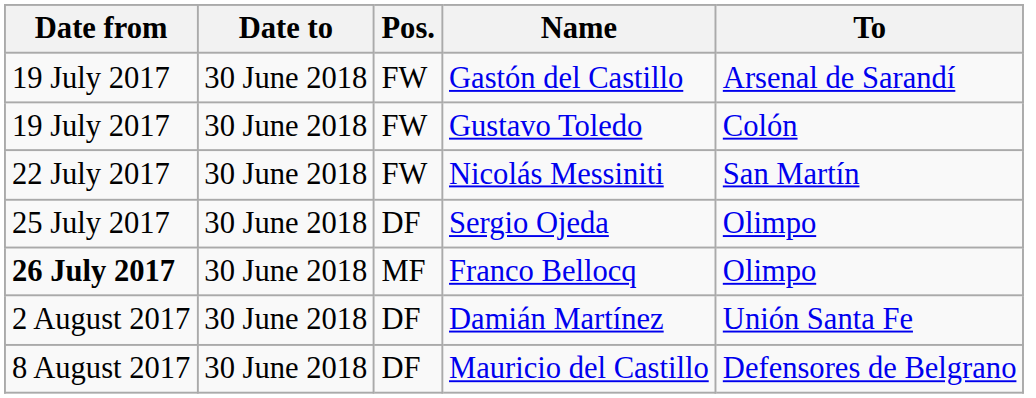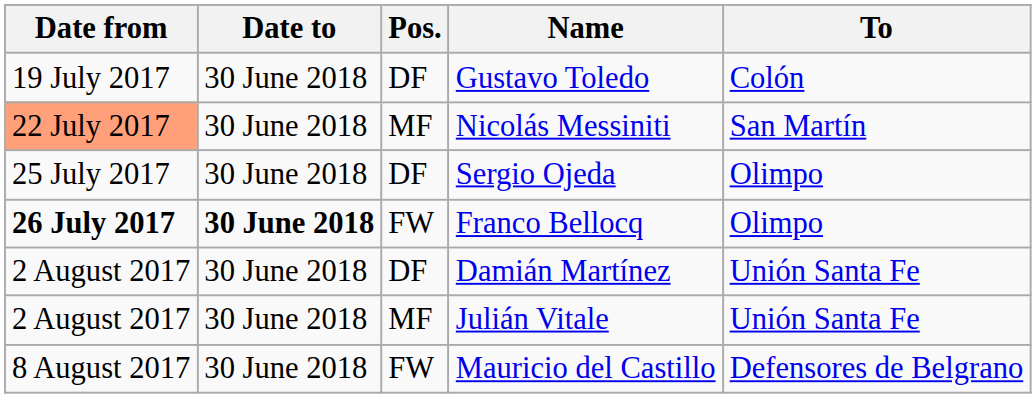- row: (566, 77)
(404, 125) FW -> (408, 77) DF
(91, 174) no background -> (91, 125) lightsalmon background
(404, 174) FW -> (410, 125) MF
(286, 271) normal -> (289, 222) bold
(404, 271) MF -> (411, 222) FW
+ row: (532, 319)
(401, 367) DF -> (411, 367) FW
